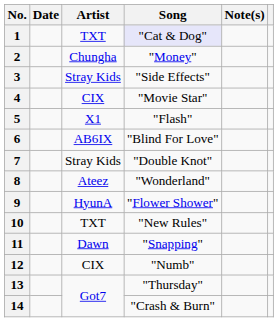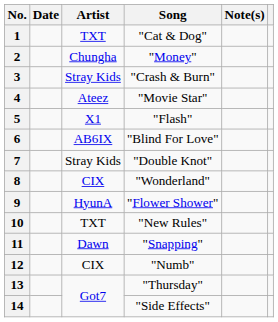(173, 35) lavender background -> (173, 35) no background
(173, 77) "Side Effects" -> (173, 77) "Crash & Burn"
(93, 98) CIX -> (93, 98) Ateez
(93, 181) Ateez -> (93, 181) CIX
(173, 306) "Crash & Burn" -> (173, 306) "Side Effects"
